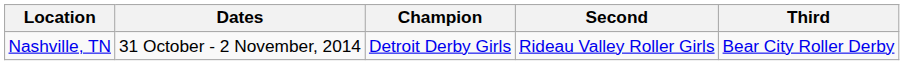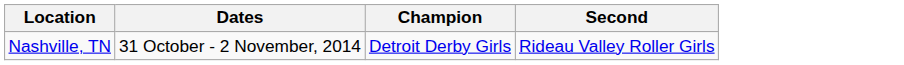- column: (809, 18)
